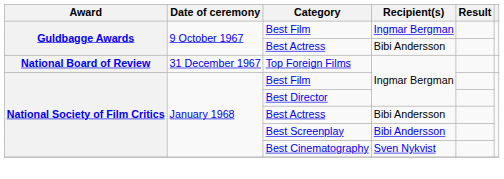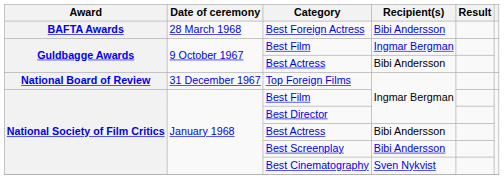+ row: (86, 30)
